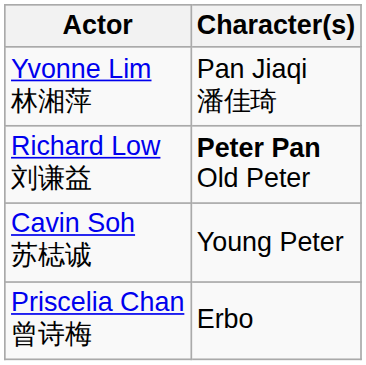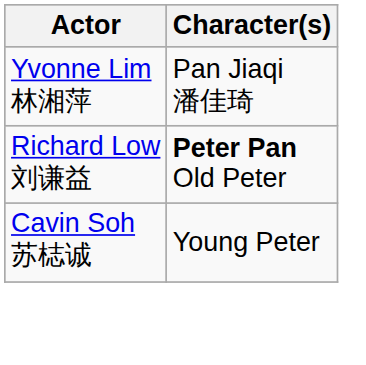- row: (98, 318)
